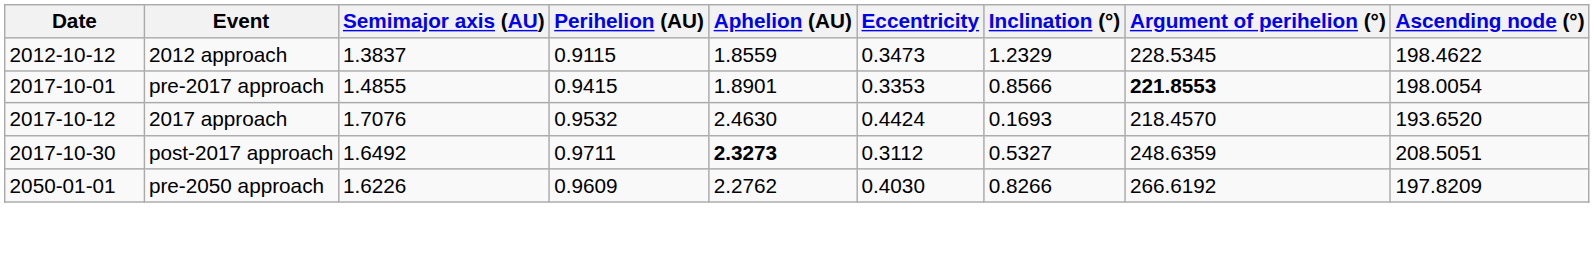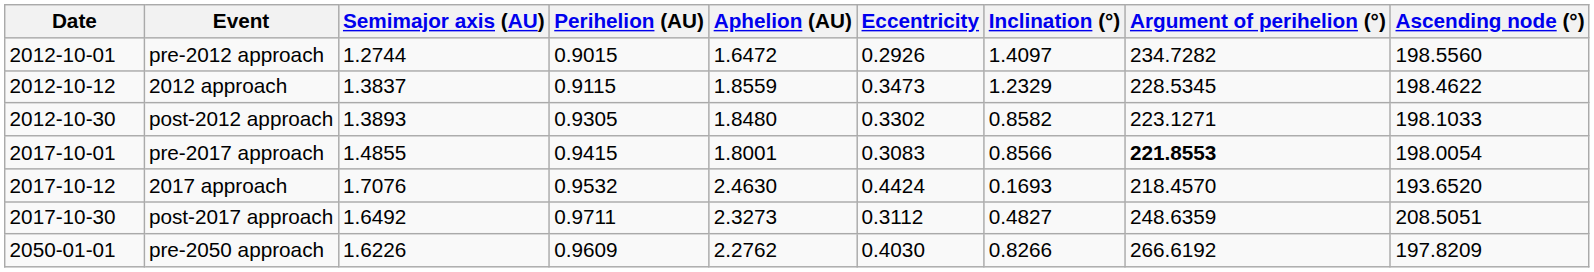+ row: (236, 54)
+ row: (241, 120)
(745, 87) 1.8901 -> (745, 153) 1.8001
(893, 87) 0.3353 -> (893, 153) 0.3083
(745, 153) bold -> (745, 218) normal
(1020, 153) 0.5327 -> (1020, 218) 0.4827
